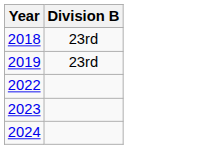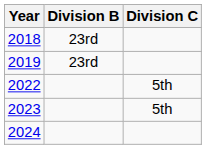+ column: (162, 16)
